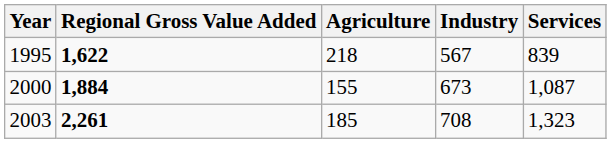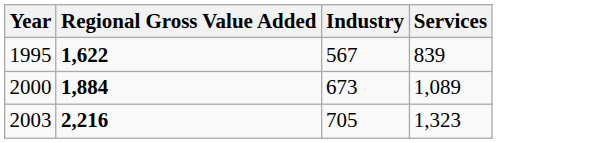- column: (378, 21)
(551, 87) 1,087 -> (437, 87) 1,089
(85, 120) 2,261 -> (85, 120) 2,216
(456, 120) 708 -> (342, 120) 705
